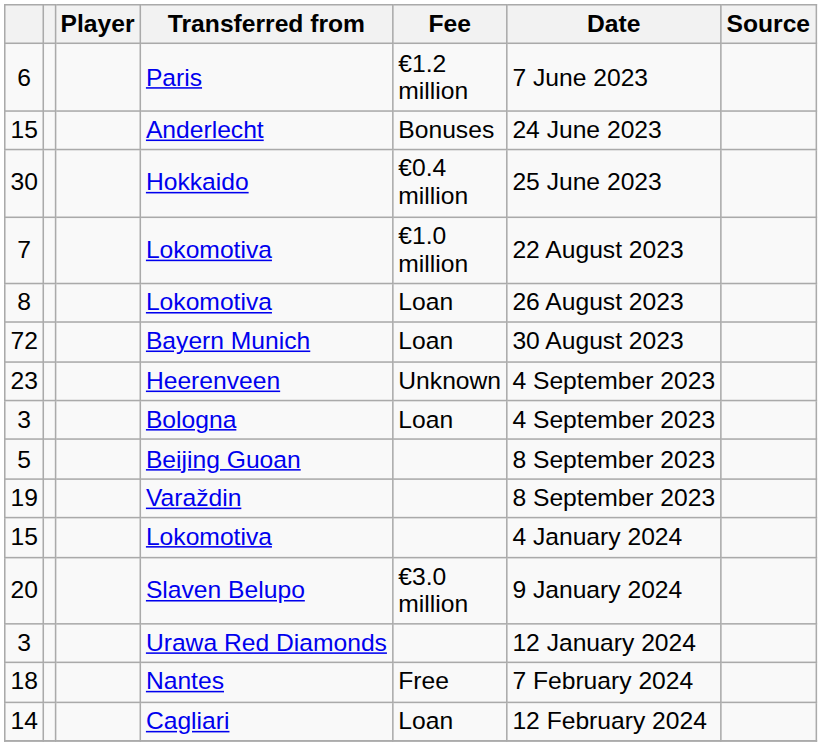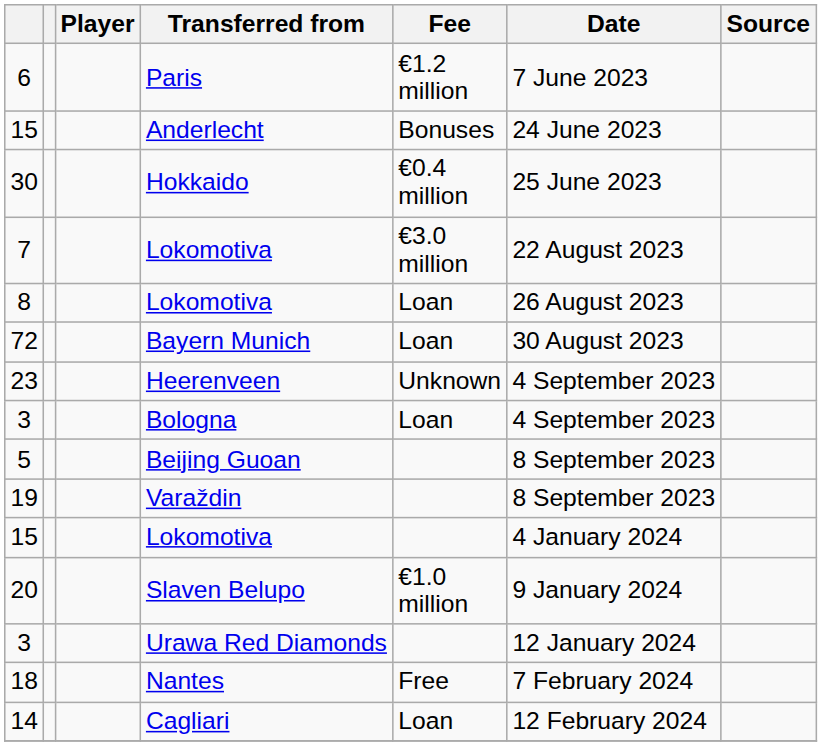(433, 249) €1.0 million -> (433, 249) €3.0 million
(433, 589) €3.0 million -> (433, 589) €1.0 million
